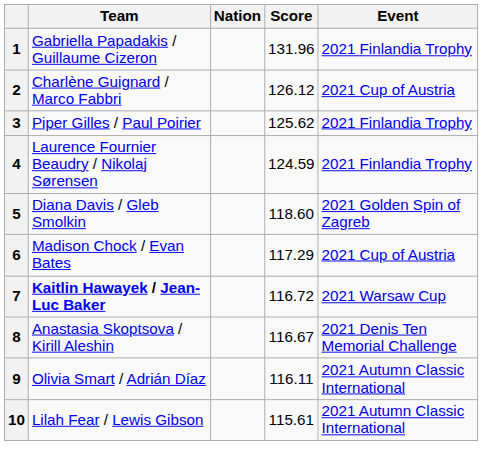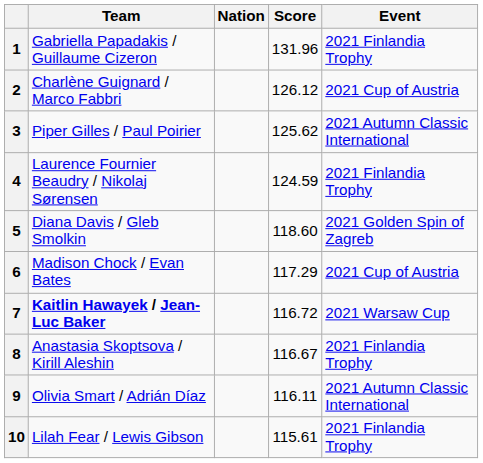(397, 123) 2021 Finlandia Trophy -> (397, 131) 2021 Autumn Classic International
(389, 337) 2021 Denis Ten Memorial Challenge -> (375, 354) 2021 Finlandia Trophy
(393, 420) 2021 Autumn Classic International -> (375, 437) 2021 Finlandia Trophy
